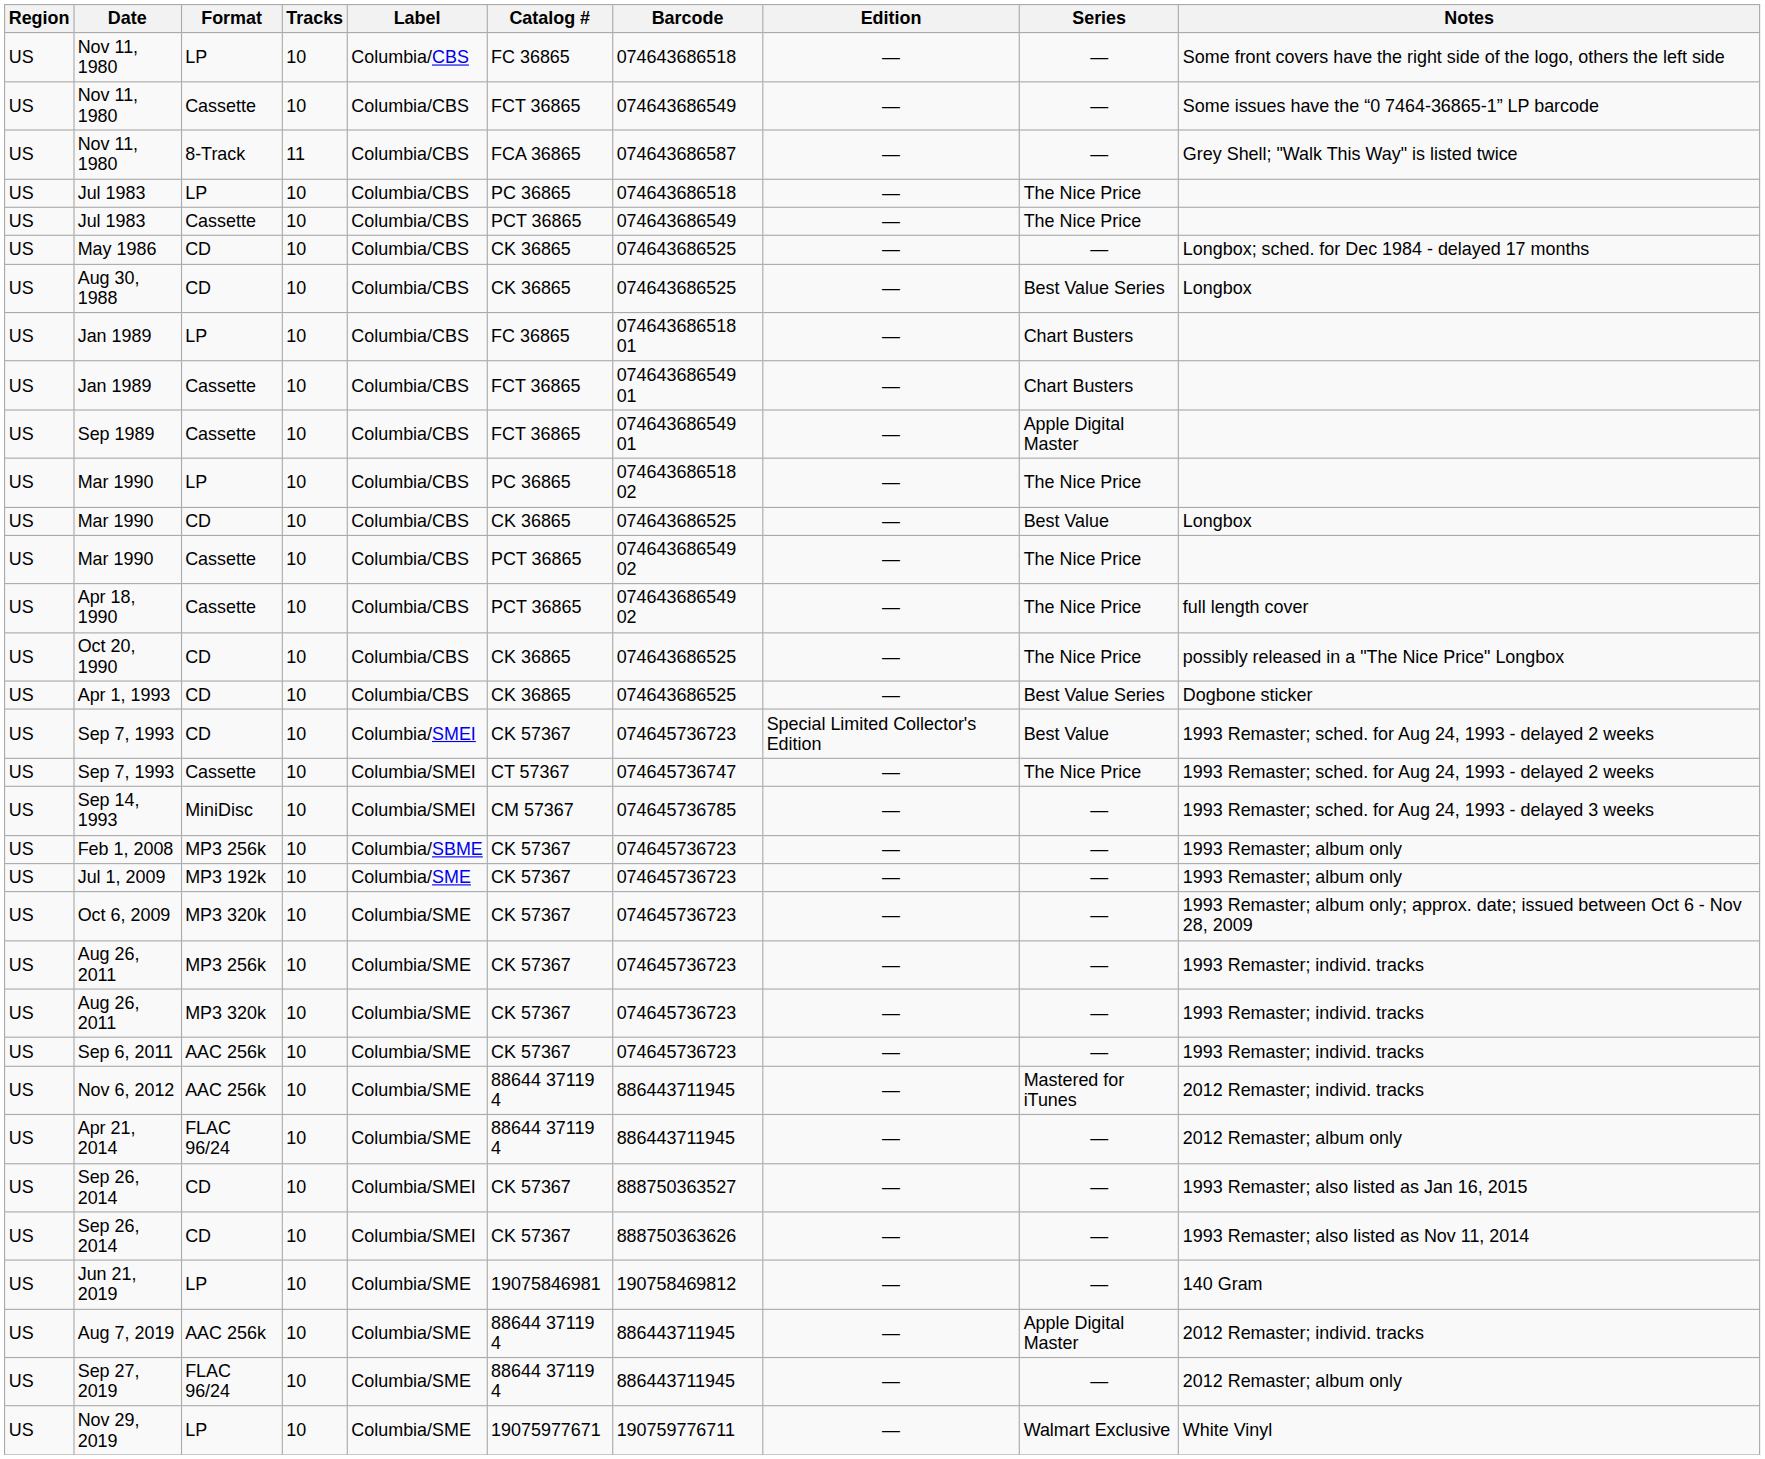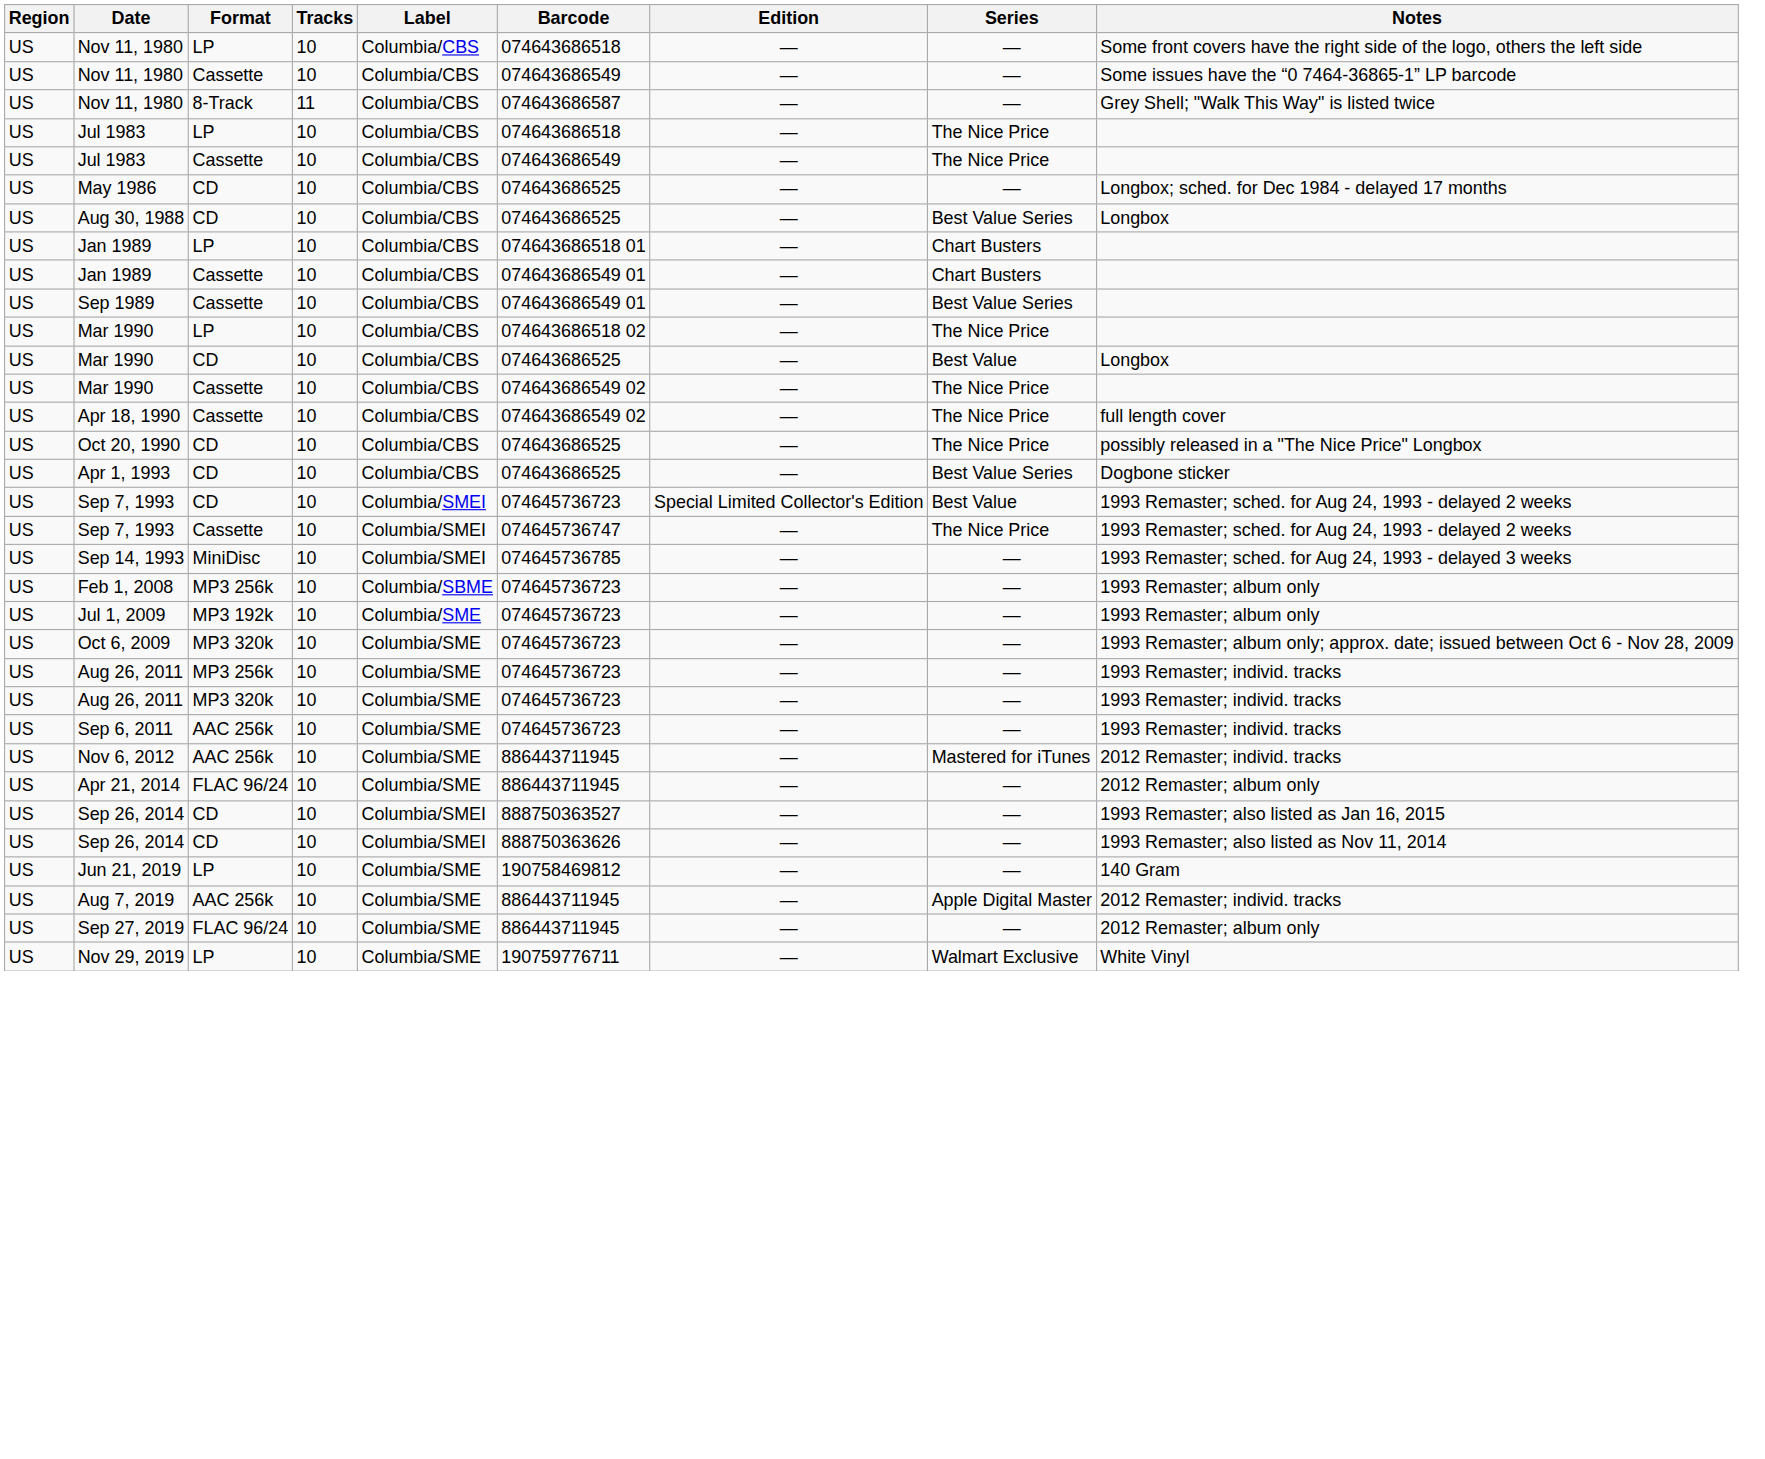- column: (550, 18)
(1074, 433) Apple Digital Master -> (1002, 302) Best Value Series
